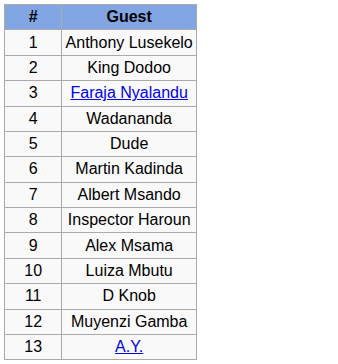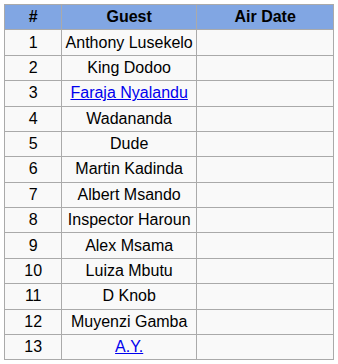+ column: (265, 17)
